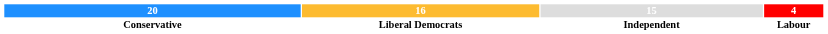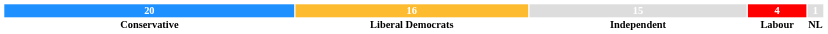+ column: (815, 10)
